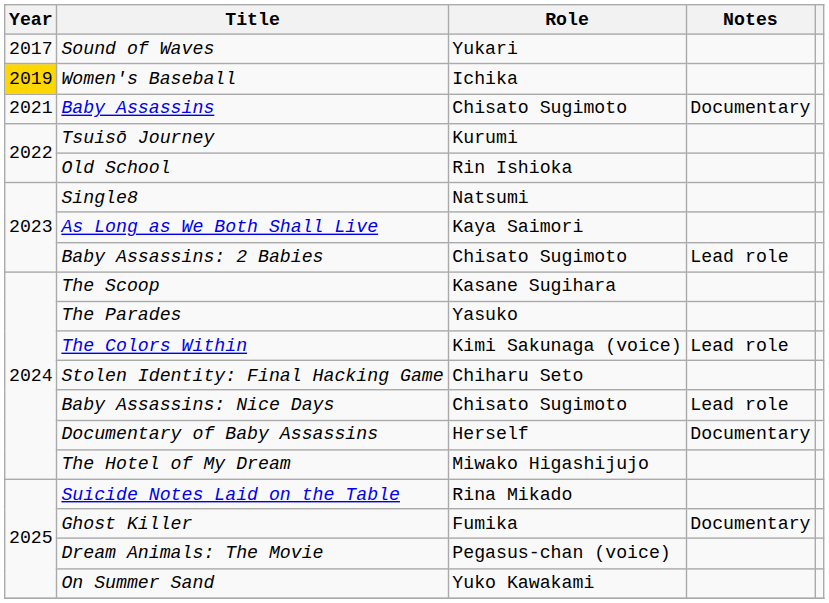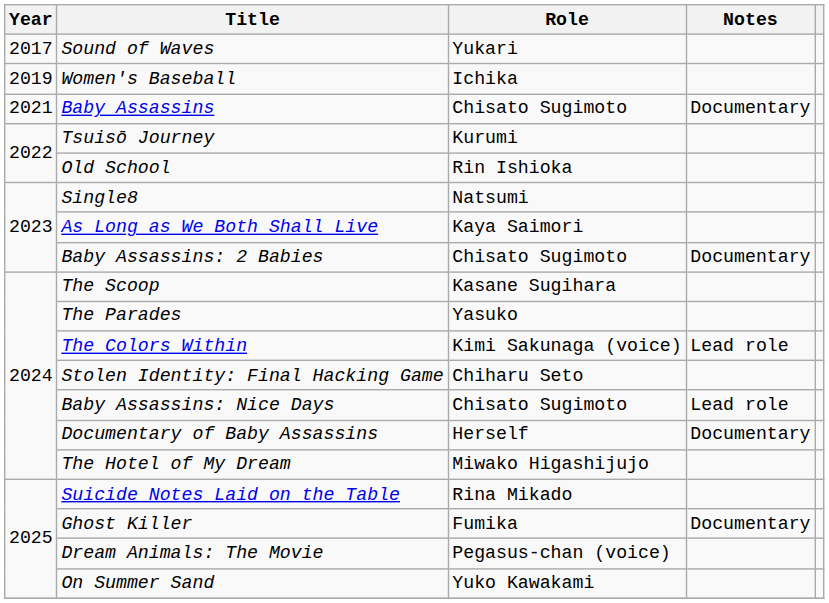(31, 79) gold background -> (31, 79) no background
(740, 257) Lead role -> (750, 257) Documentary
